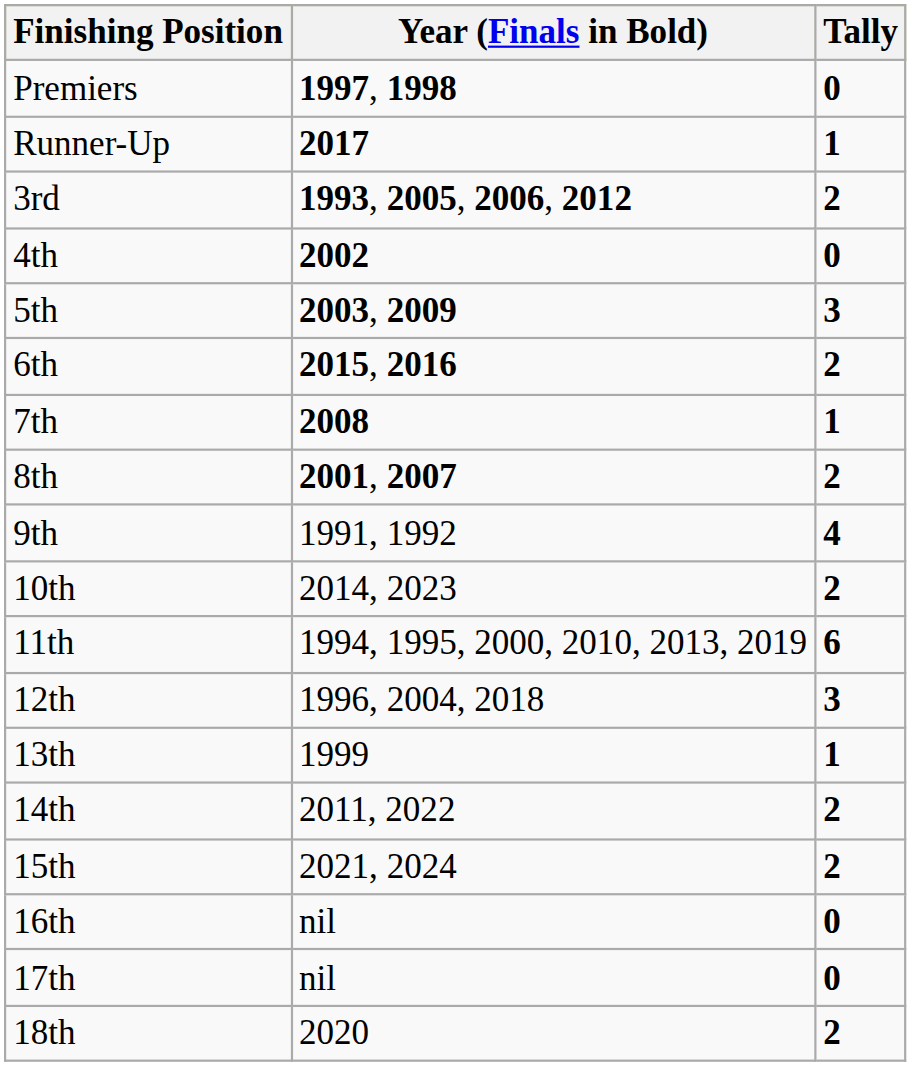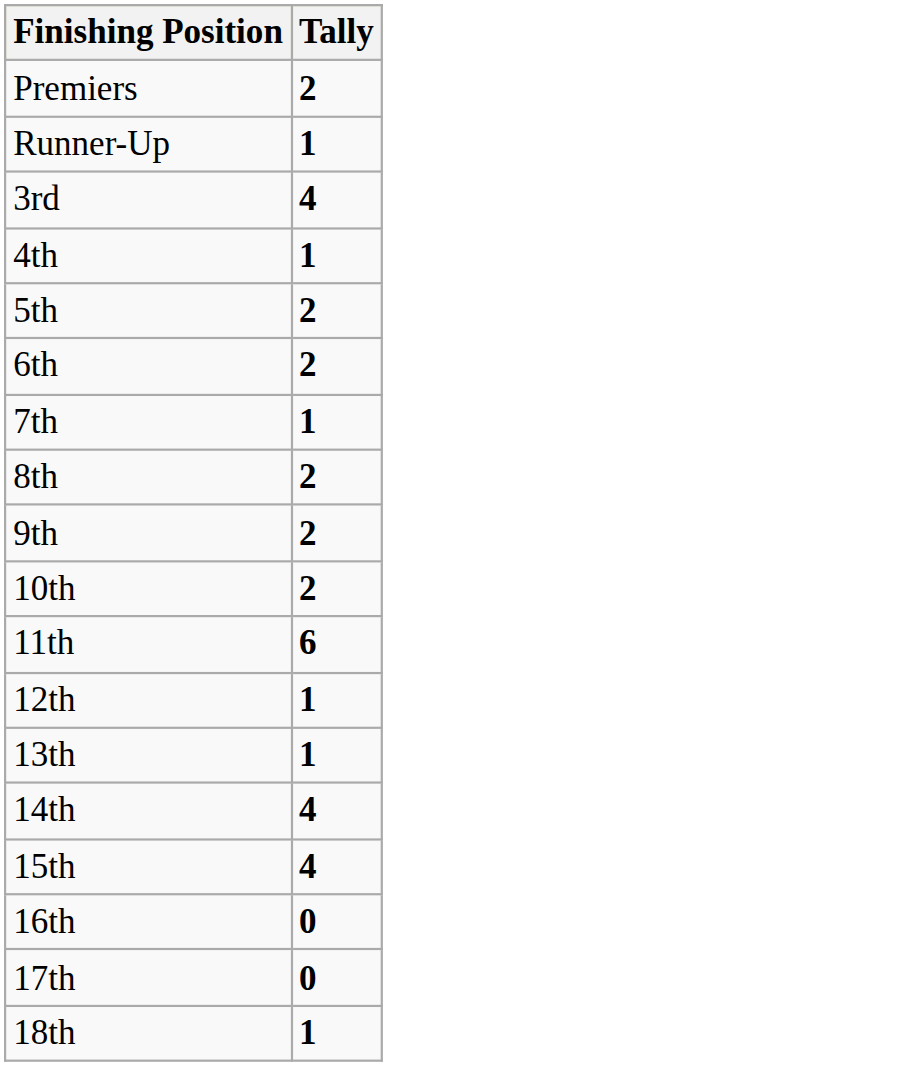- column: (553, 32)
(832, 87) 0 -> (308, 87) 2
(832, 198) 2 -> (308, 198) 4
(832, 254) 0 -> (308, 254) 1
(832, 310) 3 -> (308, 310) 2
(832, 532) 4 -> (308, 532) 2
(832, 699) 3 -> (308, 699) 1
(832, 810) 2 -> (308, 810) 4
(832, 865) 2 -> (308, 865) 4
(832, 1032) 2 -> (308, 1032) 1
